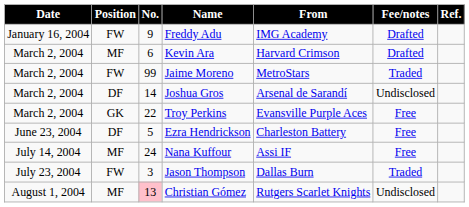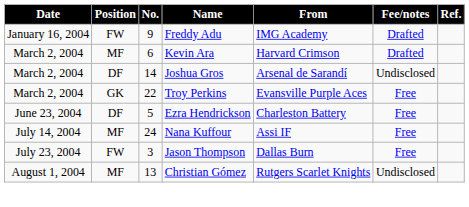- row: (199, 73)
(405, 172) Traded -> (405, 152) Free
(150, 192) pink background -> (150, 172) no background
